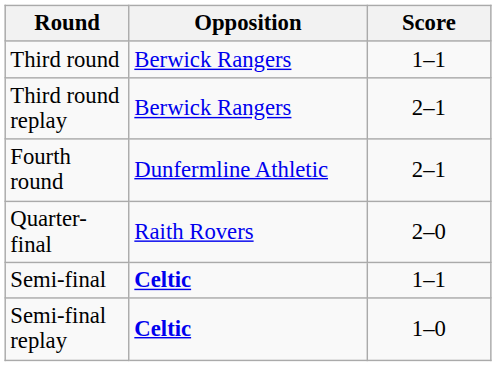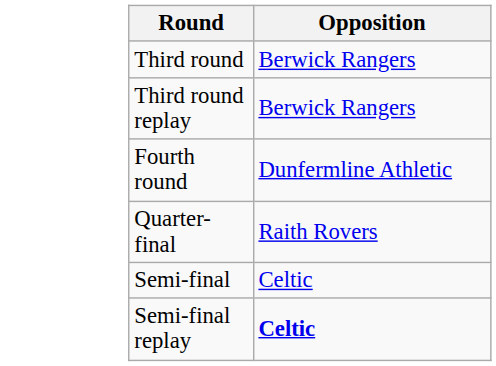- column: (429, 23)
(163, 280) bold -> (286, 280) normal
